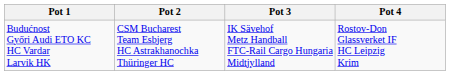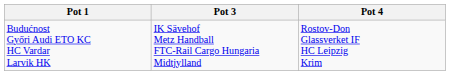- column: (170, 12)
